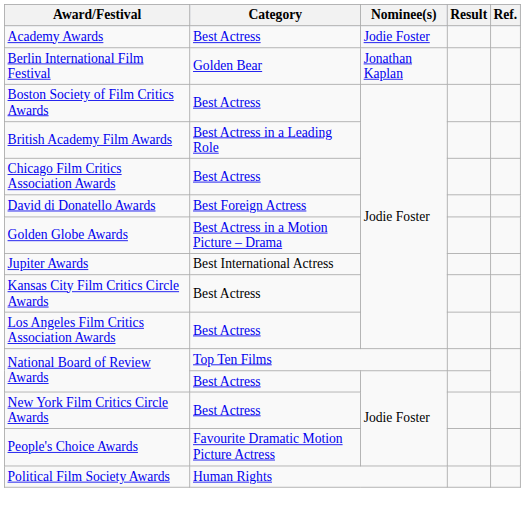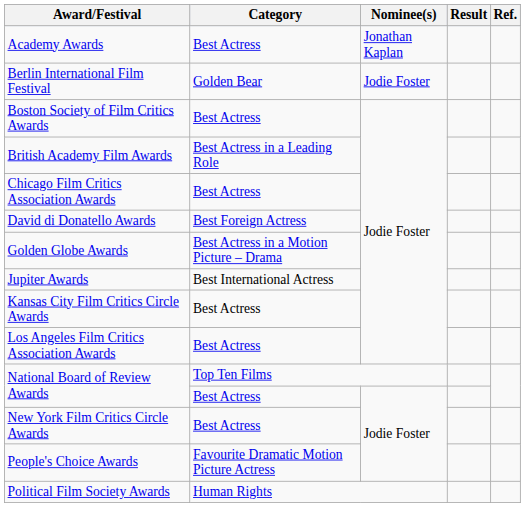(397, 36) Jodie Foster -> (388, 44) Jonathan Kaplan
(388, 66) Jonathan Kaplan -> (397, 81) Jodie Foster
